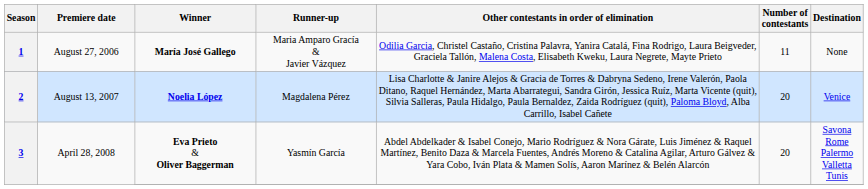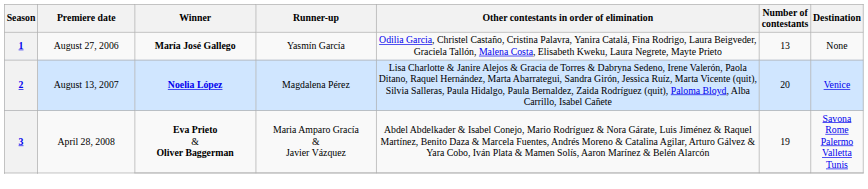(316, 52) Maria Amparo Gracía & Javier Vázquez -> (316, 46) Yasmín García
(785, 52) 11 -> (785, 46) 13
(316, 153) Yasmín García -> (316, 142) Maria Amparo Gracía & Javier Vázquez
(785, 153) 20 -> (785, 142) 19
